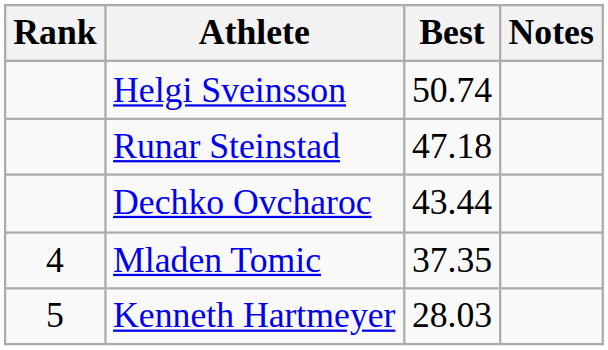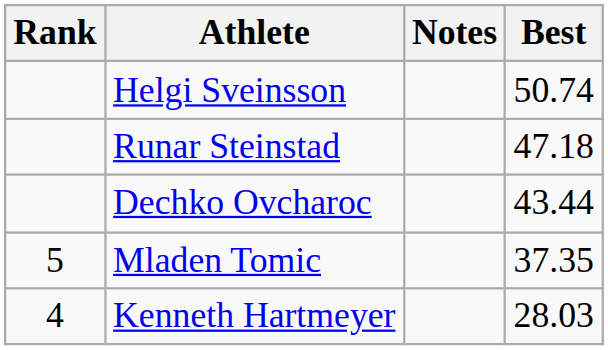columns swapped: (452, 32) <-> (551, 32)
(55, 259) 4 -> (55, 259) 5
(55, 315) 5 -> (55, 315) 4
